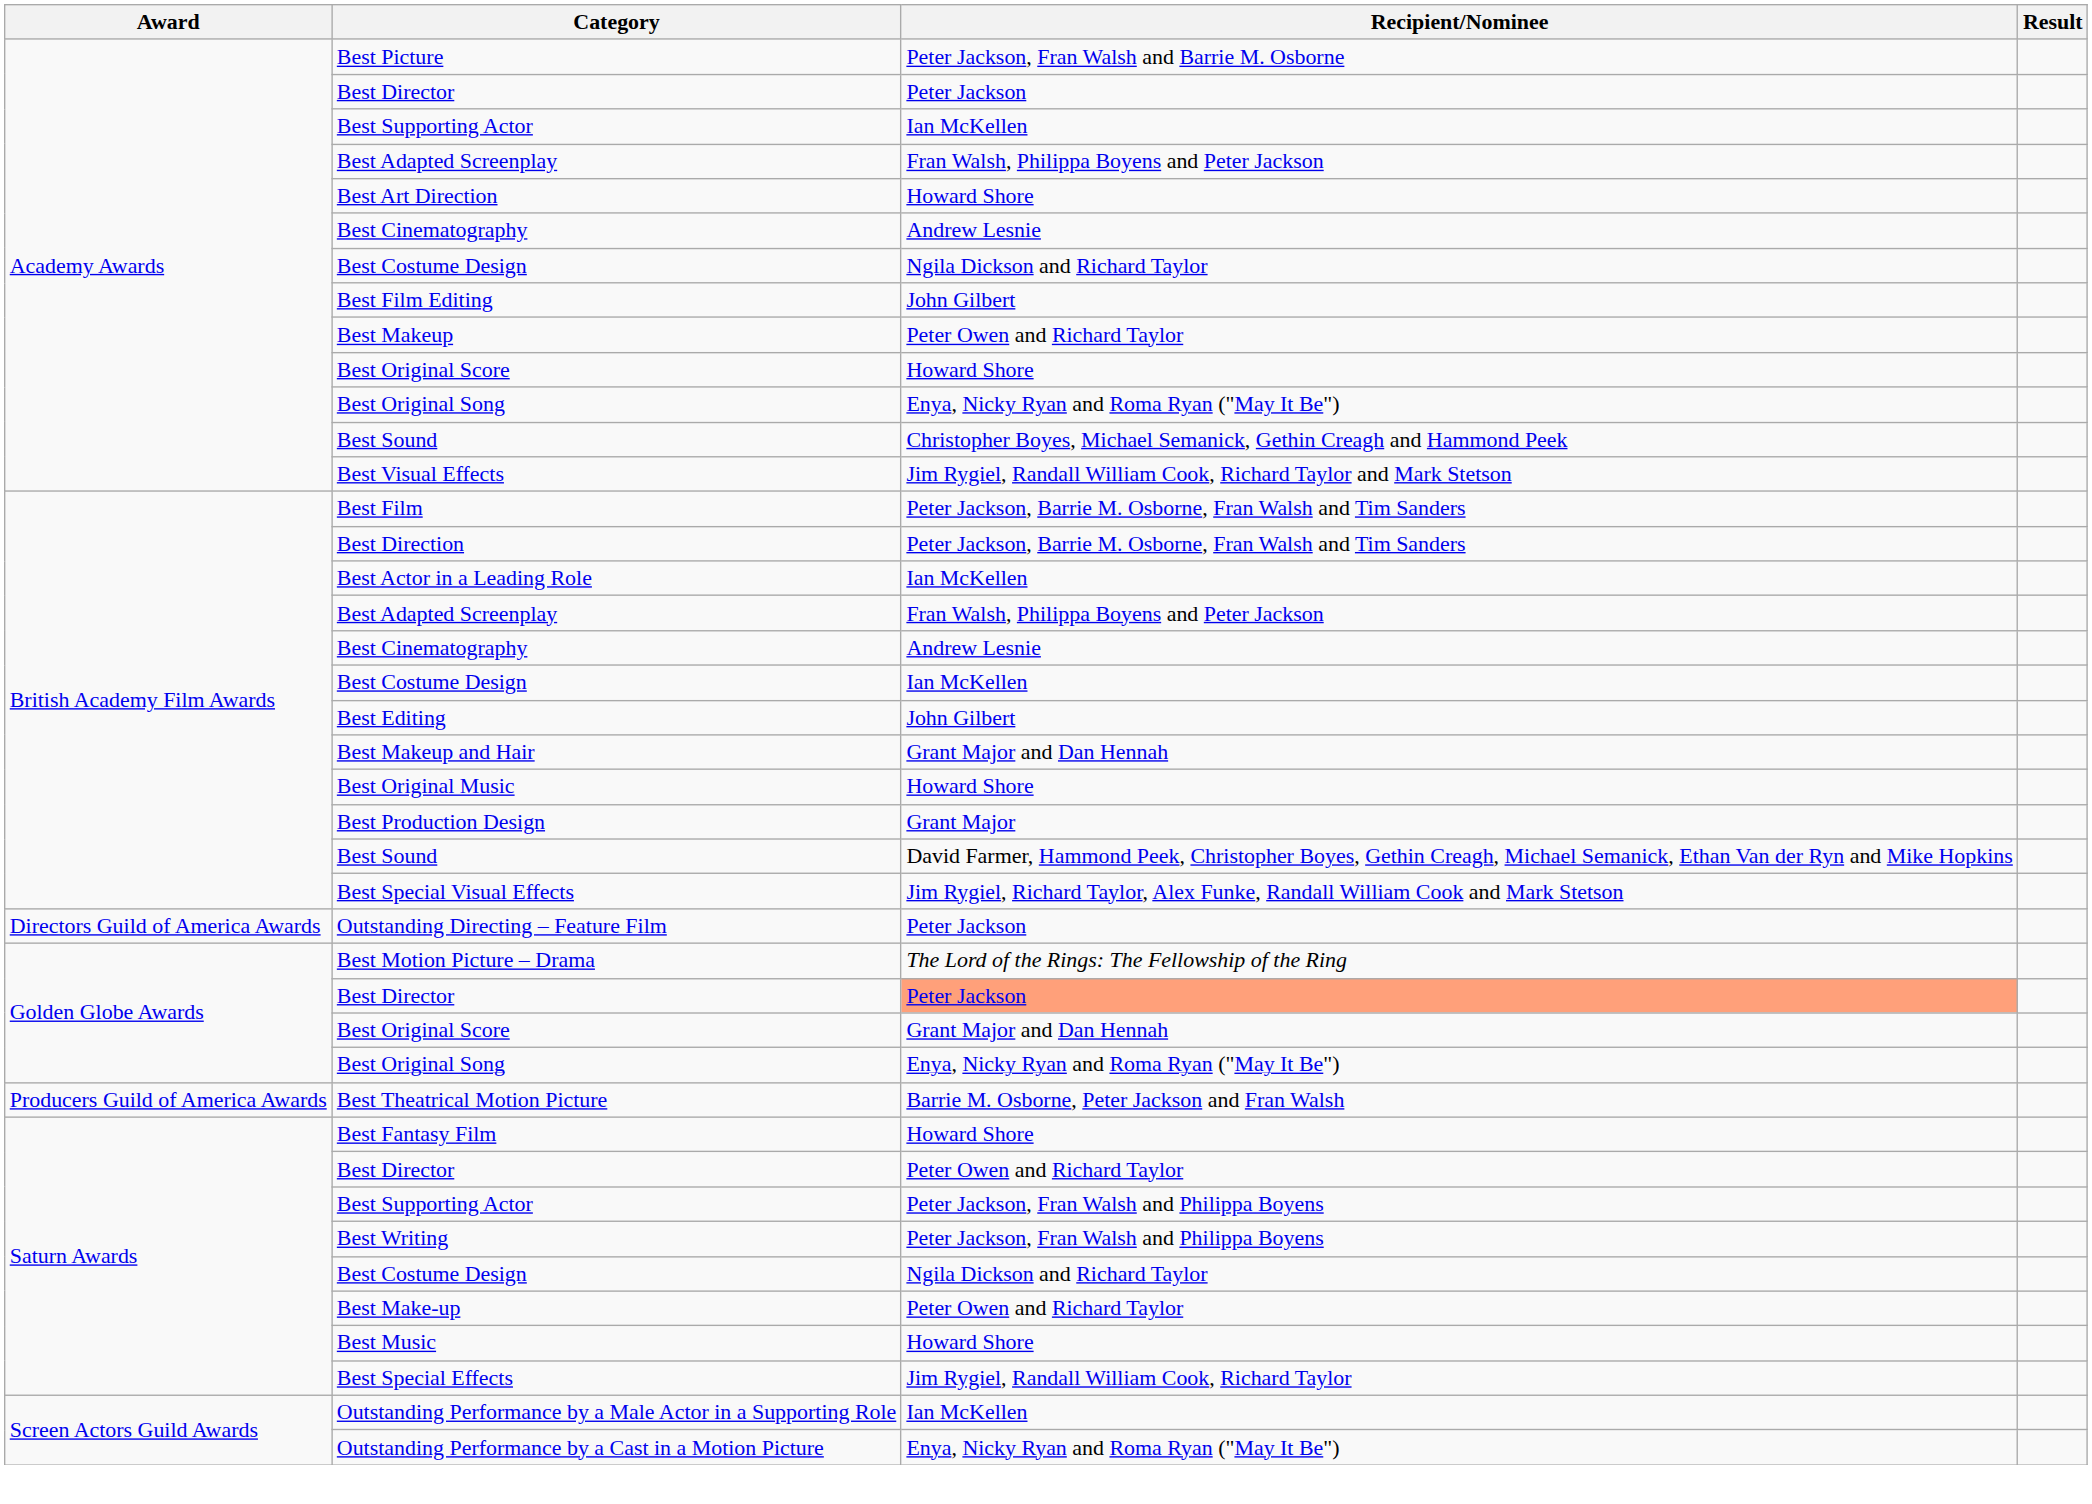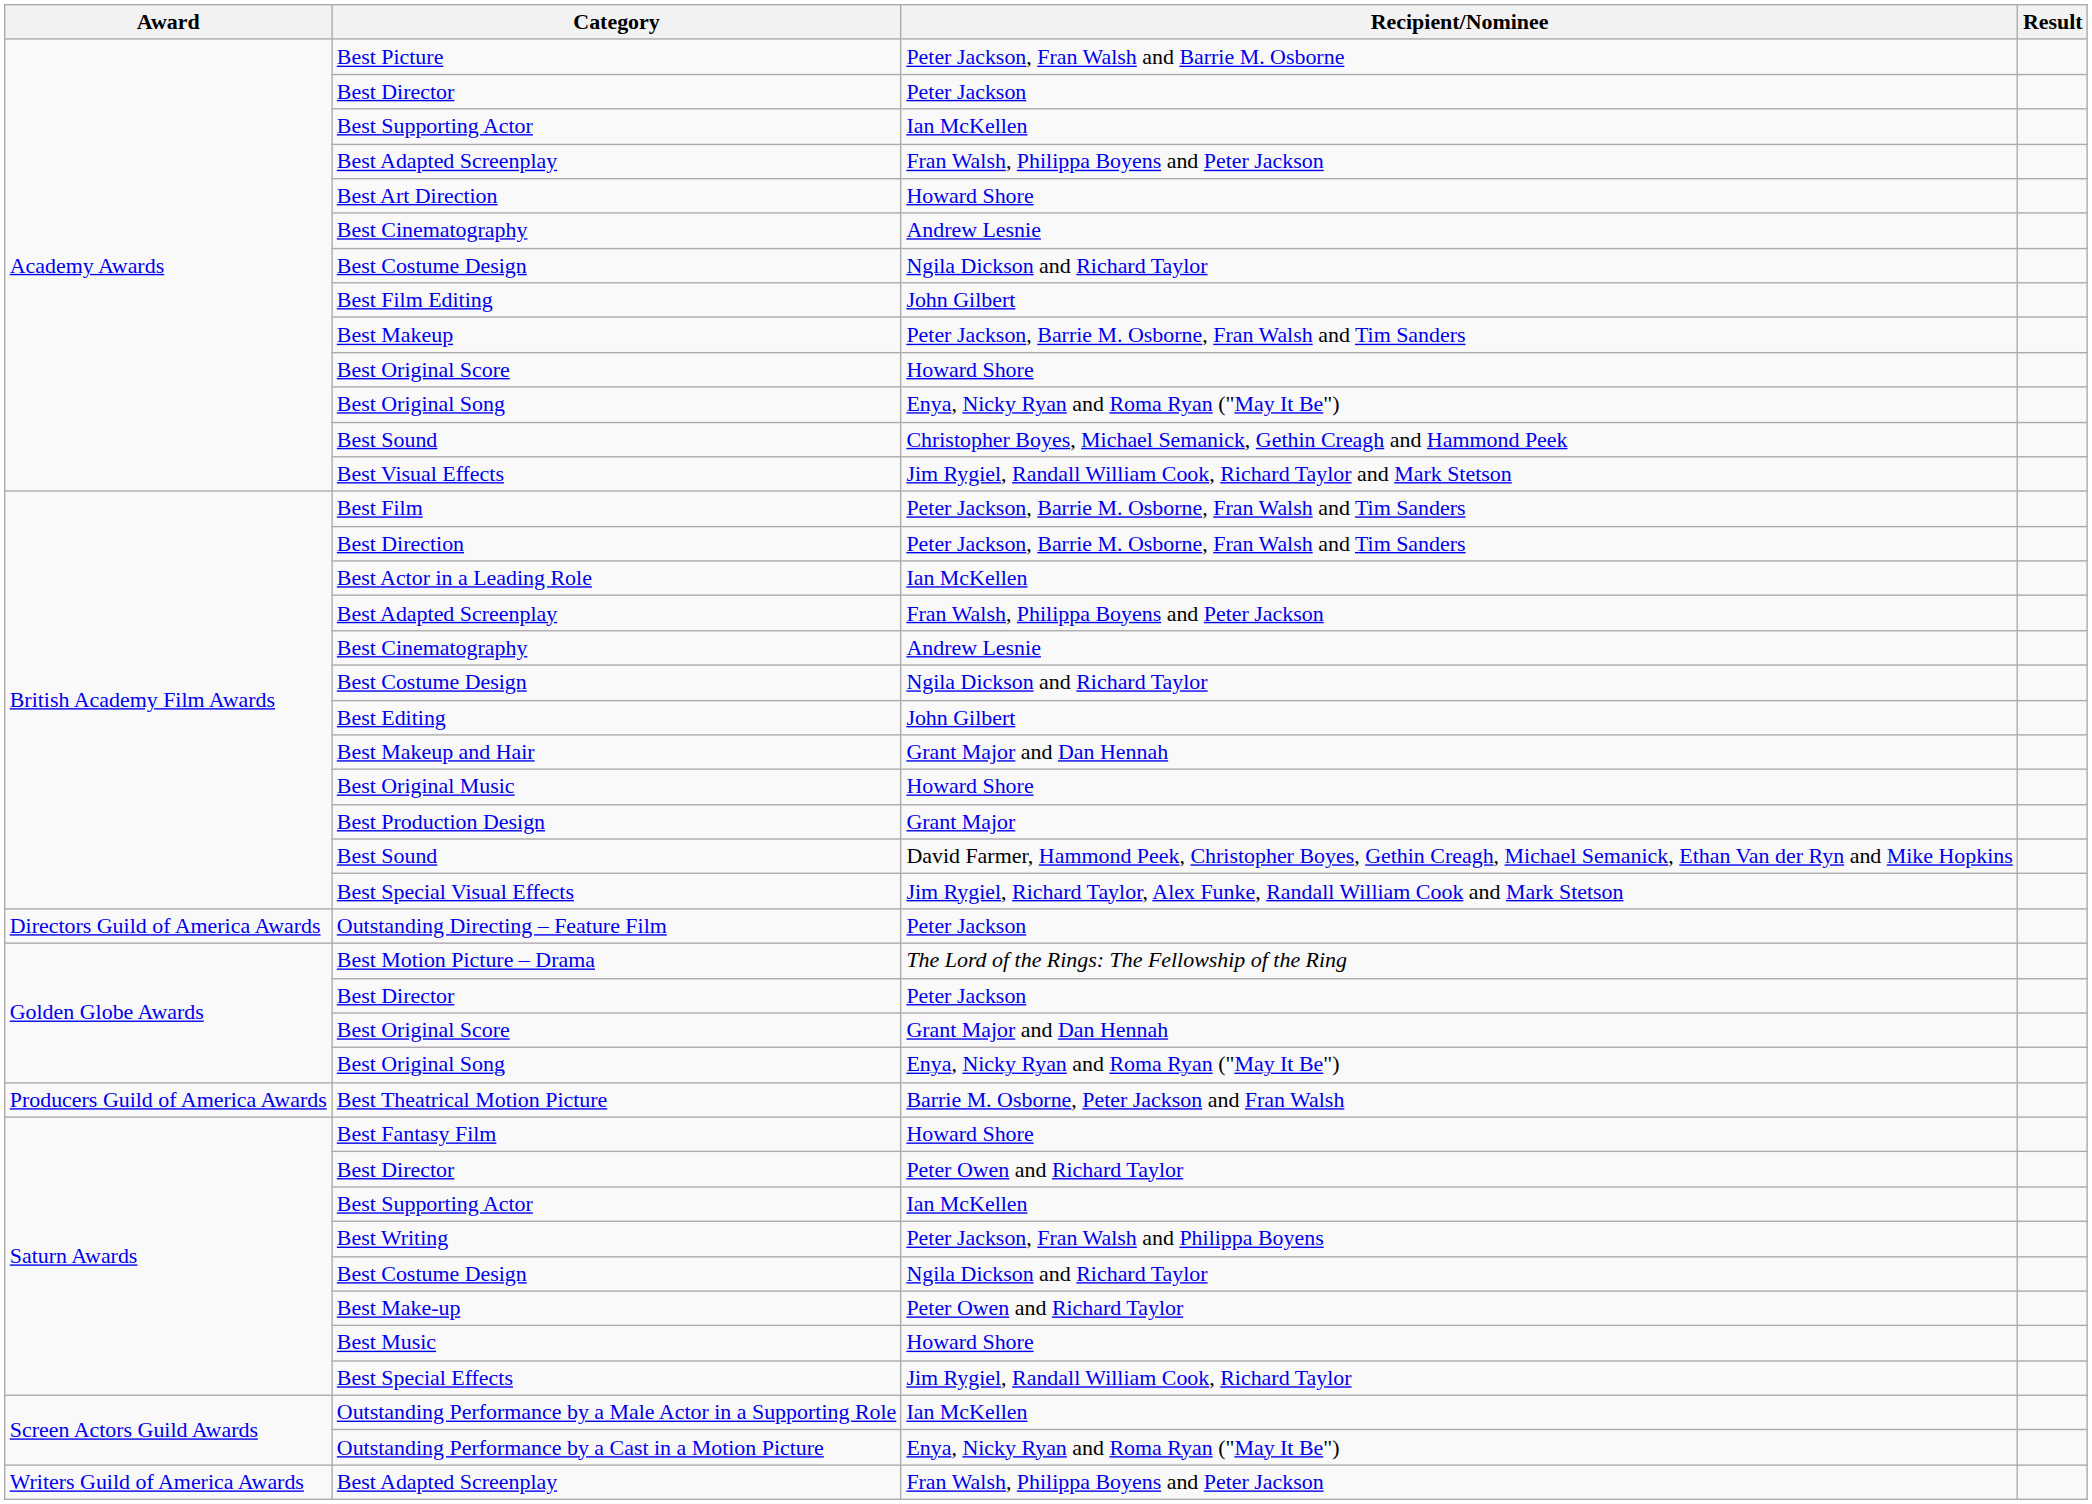(1045, 334) Peter Owen and Richard Taylor -> (1186, 334) Peter Jackson, Barrie M. Osborne, Fran Walsh and Tim Sanders
(967, 682) Ian McKellen -> (1057, 682) Ngila Dickson and Richard Taylor
(966, 995) lightsalmon background -> (966, 995) no background
(1115, 1203) Peter Jackson, Fran Walsh and Philippa Boyens -> (967, 1203) Ian McKellen
+ row: (157, 1481)
